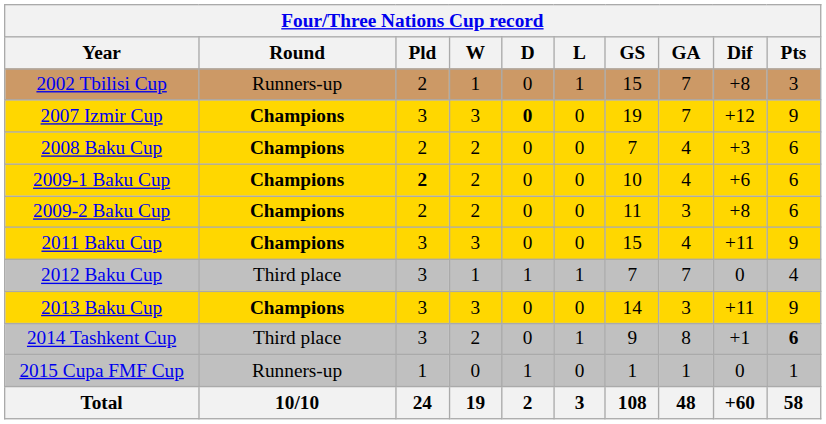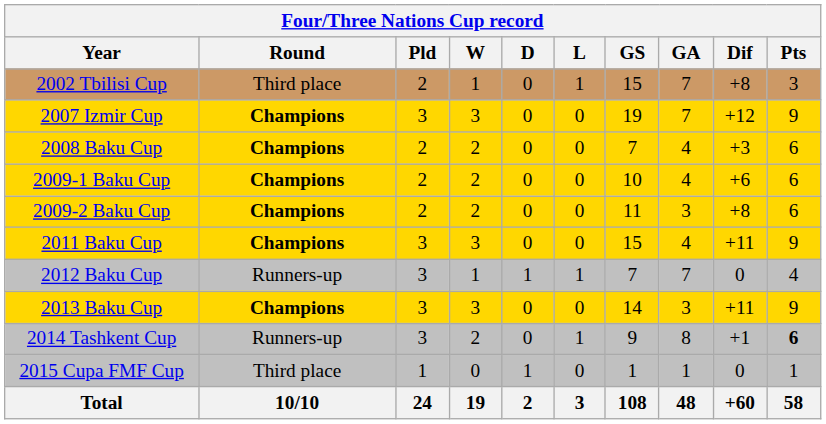(297, 84) Runners-up -> (297, 84) Third place
(528, 116) bold -> (528, 116) normal
(422, 179) bold -> (422, 179) normal
(297, 275) Third place -> (297, 275) Runners-up
(297, 339) Third place -> (297, 339) Runners-up
(297, 370) Runners-up -> (297, 370) Third place
